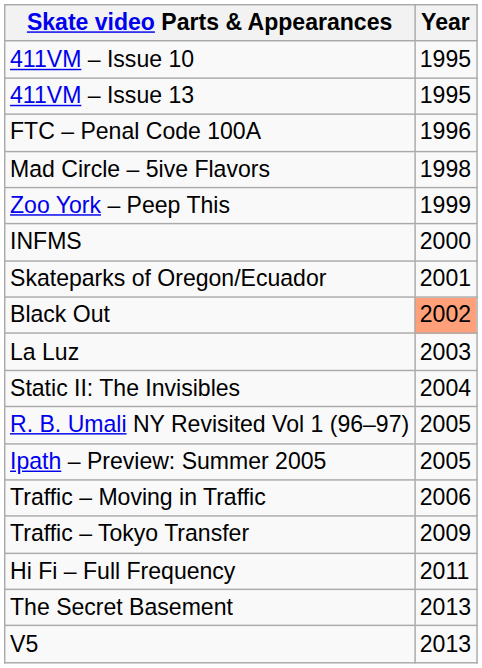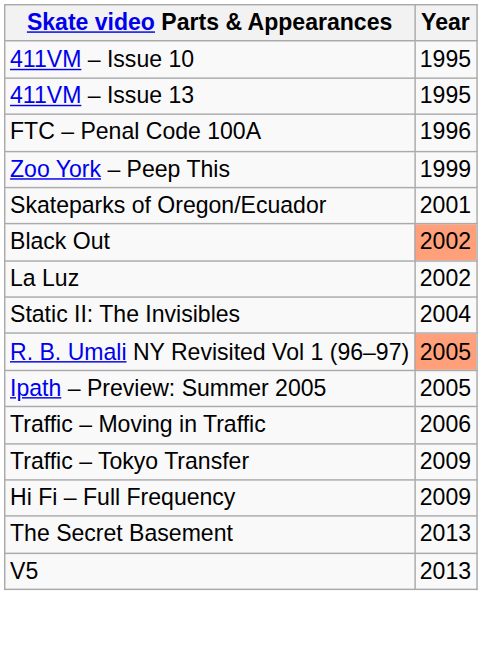- row: (140, 168)
- row: (46, 242)
(445, 351) 2003 -> (445, 278) 2002
(445, 424) no background -> (445, 351) lightsalmon background
(445, 570) 2011 -> (445, 497) 2009
